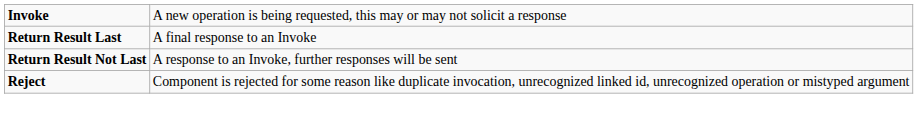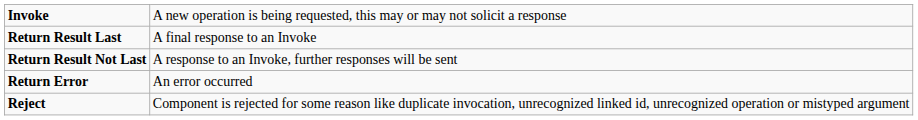+ row: (48, 81)
